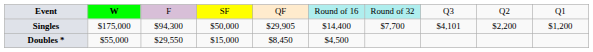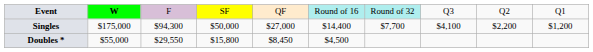(281, 26) $29,905 -> (281, 26) $27,000
(448, 26) $4,101 -> (448, 26) $4,100
(225, 41) $15,000 -> (225, 41) $15,800
